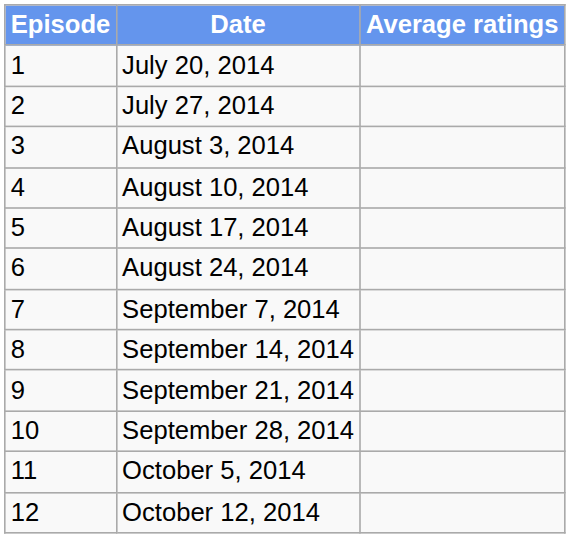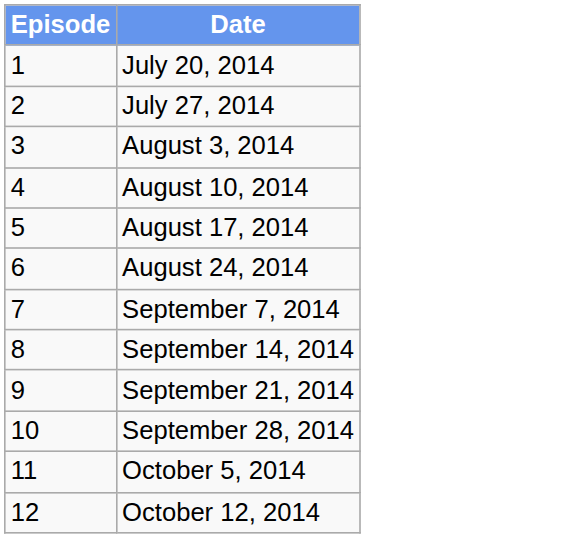- column: (462, 24)
